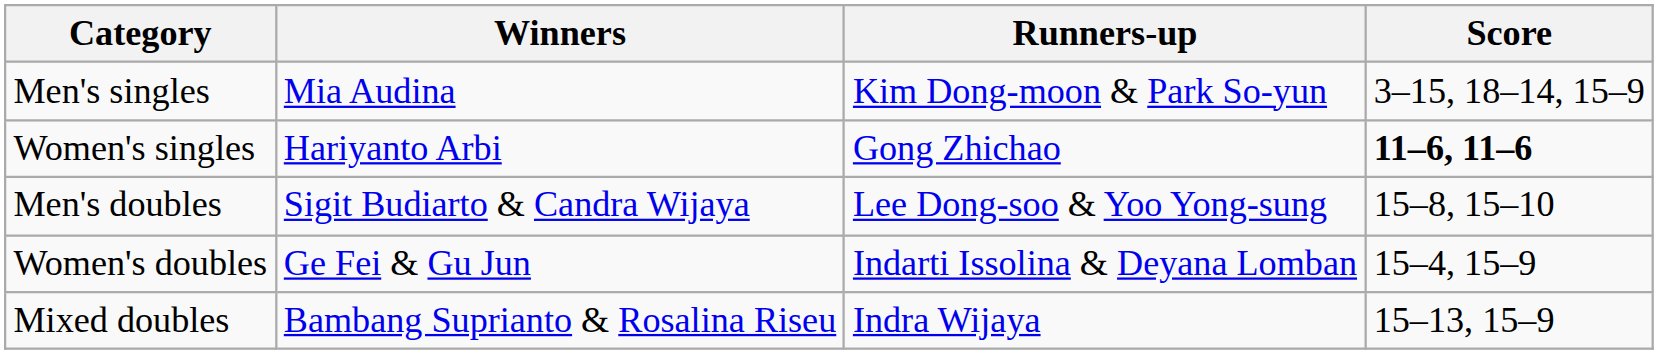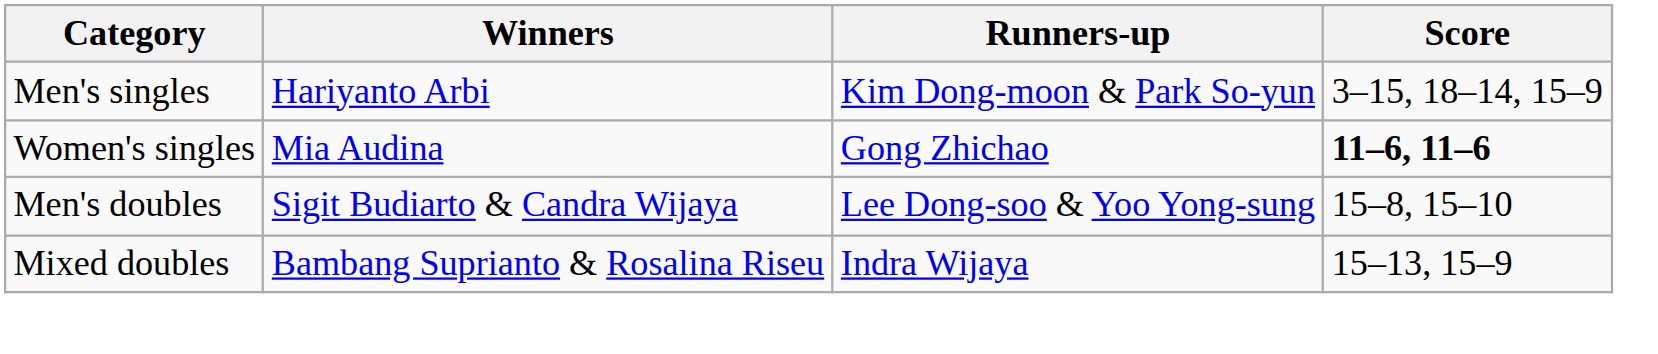(370, 90) Mia Audina -> (381, 90) Hariyanto Arbi
(393, 147) Hariyanto Arbi -> (358, 147) Mia Audina
- row: (140, 262)
